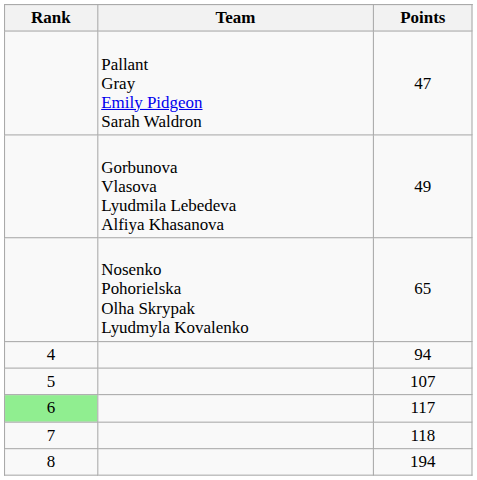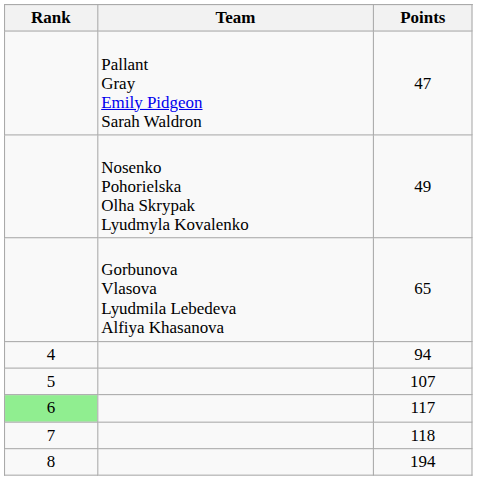(169, 195) Gorbunova Vlasova Lyudmila Lebedeva Alfiya Khasanova -> (175, 195) Nosenko Pohorielska Olha Skrypak Lyudmyla Kovalenko
(175, 298) Nosenko Pohorielska Olha Skrypak Lyudmyla Kovalenko -> (169, 298) Gorbunova Vlasova Lyudmila Lebedeva Alfiya Khasanova
